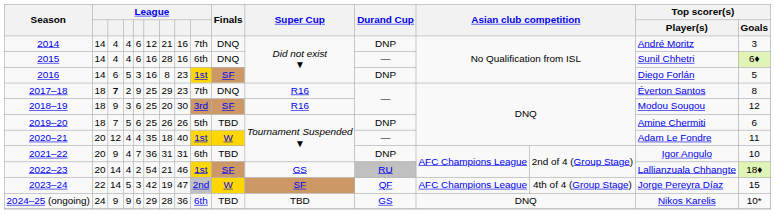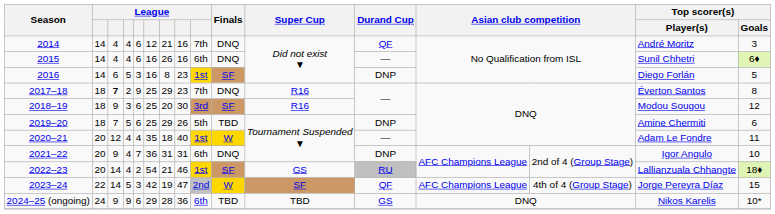(386, 43) DNP -> (386, 43) QF
(167, 59) 28 -> (167, 59) 26
(167, 122) 26 -> (167, 122) 29
(228, 153) TBD -> (228, 153) DNQ
